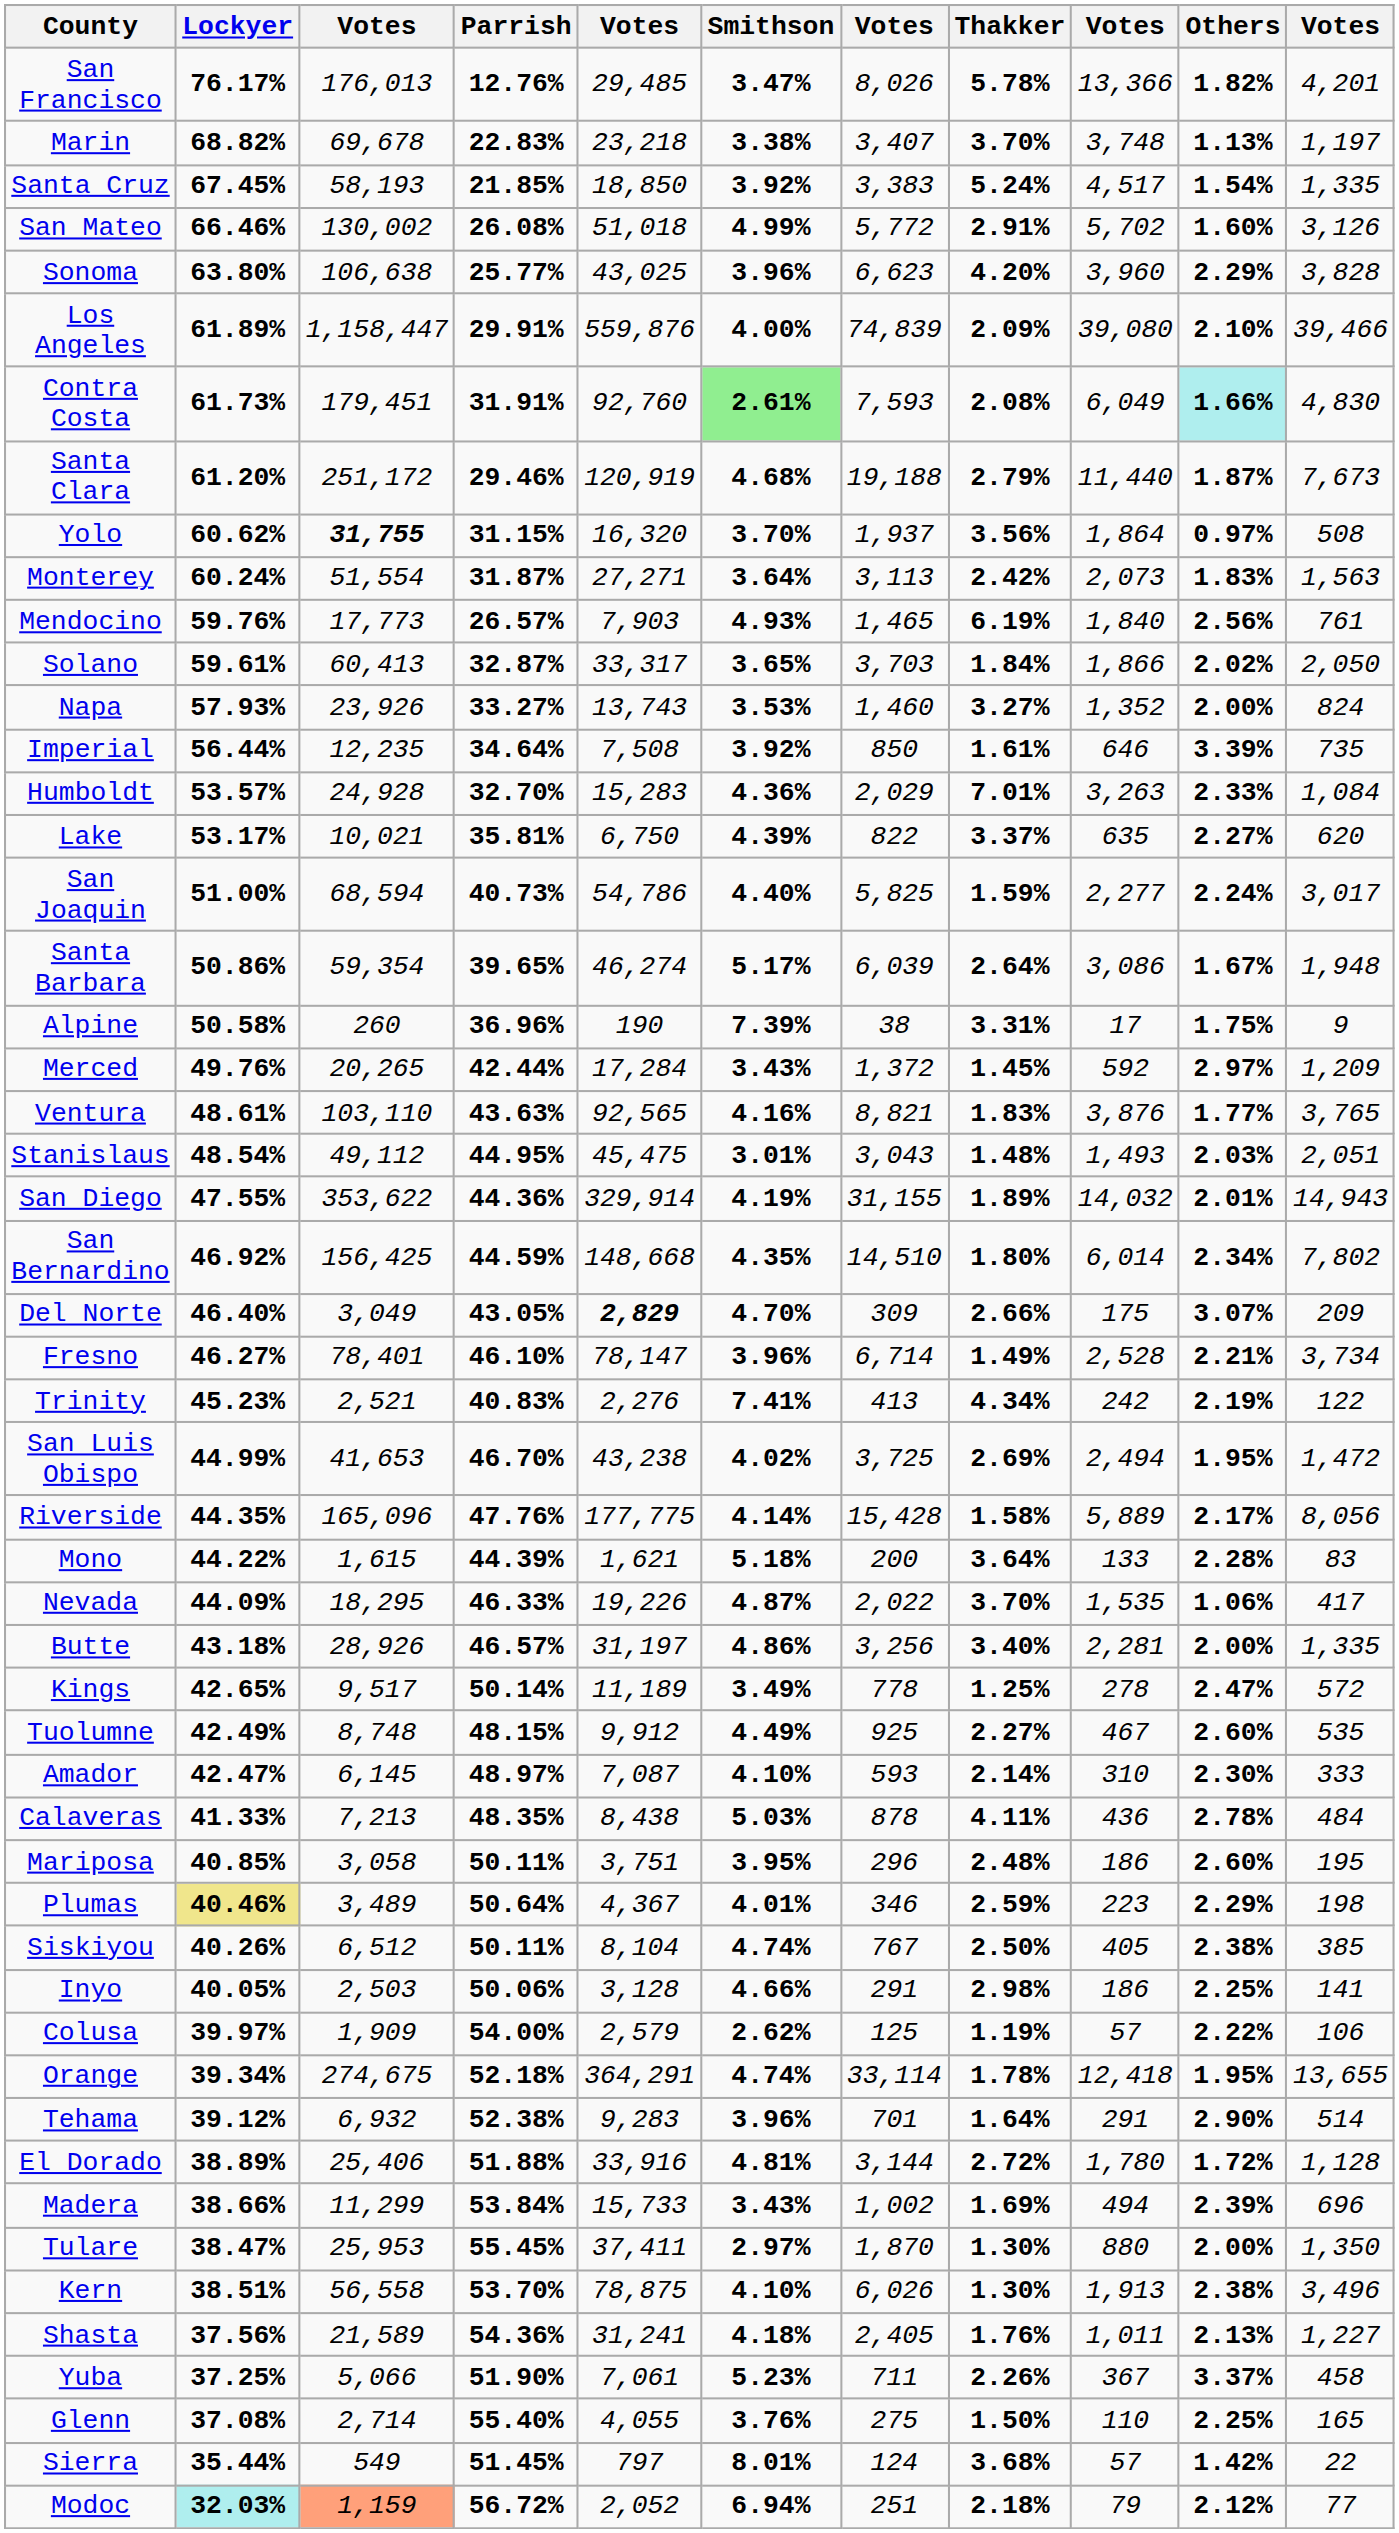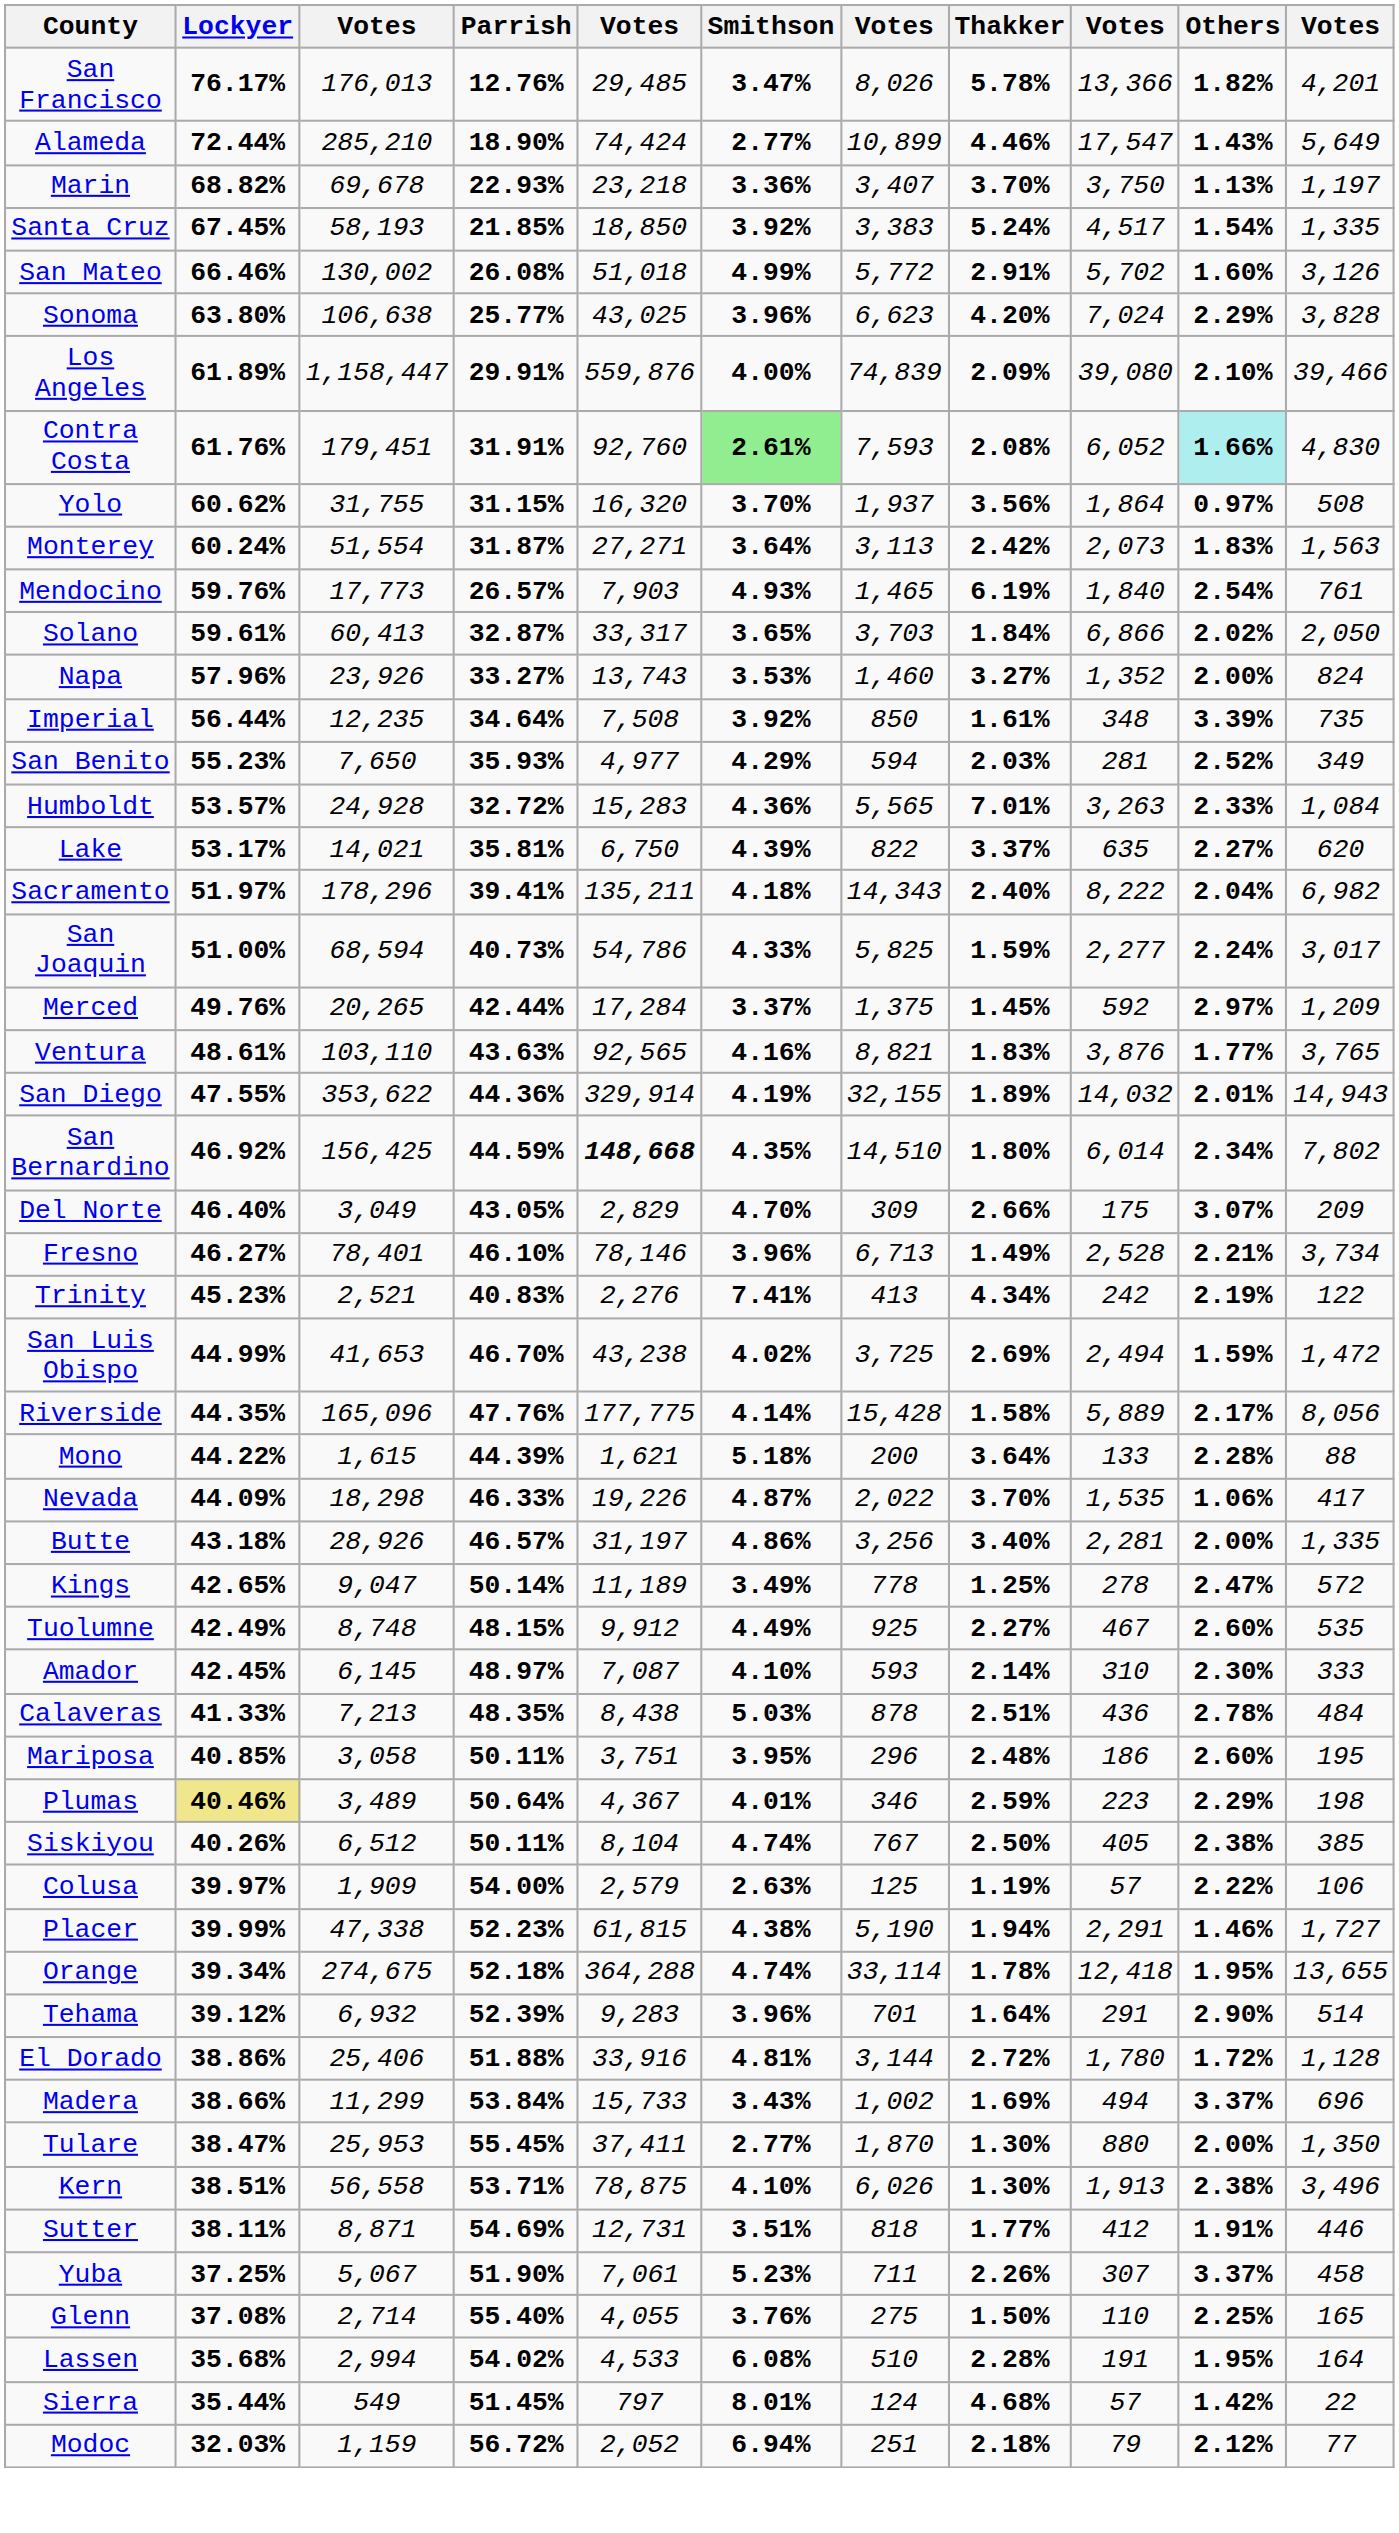+ row: (90, 143)
(516, 143) 22.83% -> (516, 186) 22.93%
(771, 143) 3.38% -> (771, 186) 3.36%
(1125, 143) 3,748 -> (1125, 186) 3,750
(1125, 272) 3,960 -> (1125, 315) 7,024
(238, 404) 61.73% -> (238, 447) 61.76%
(1125, 404) 6,049 -> (1125, 447) 6,052
- row: (90, 477)
(377, 535) bold -> (377, 505) normal
(1233, 621) 2.56% -> (1233, 591) 2.54%
(1125, 664) 1,866 -> (1125, 634) 6,866
(238, 707) 57.93% -> (238, 677) 57.96%
(1125, 750) 646 -> (1125, 720) 348
+ row: (90, 763)
(516, 793) 32.70% -> (516, 806) 32.72%
(894, 793) 2,029 -> (894, 806) 5,565
(377, 836) 10,021 -> (377, 849) 14,021
+ row: (90, 892)
(771, 895) 4.40% -> (771, 950) 4.33%
- row: (90, 968)
- row: (90, 1026)
(771, 1069) 3.43% -> (771, 1009) 3.37%
(894, 1069) 1,372 -> (894, 1009) 1,375
- row: (90, 1155)
(894, 1198) 31,155 -> (894, 1095) 32,155
(640, 1257) normal -> (640, 1153) bold
(640, 1315) bold -> (640, 1211) normal
(640, 1358) 78,147 -> (640, 1254) 78,146
(894, 1358) 6,714 -> (894, 1254) 6,713
(1233, 1459) 1.95% -> (1233, 1355) 1.59%
(1341, 1560) 83 -> (1341, 1457) 88
(377, 1603) 18,295 -> (377, 1500) 18,298
(377, 1689) 9,517 -> (377, 1586) 9,047
(238, 1775) 42.47% -> (238, 1672) 42.45%
(1010, 1819) 4.11% -> (1010, 1715) 2.51%
- row: (90, 1991)
(771, 2034) 2.62% -> (771, 1887) 2.63%
+ row: (90, 1930)
(640, 2077) 364,291 -> (640, 1973) 364,288
(516, 2120) 52.38% -> (516, 2016) 52.39%
(238, 2163) 38.89% -> (238, 2059) 38.86%
(1233, 2206) 2.39% -> (1233, 2102) 3.37%
(771, 2249) 2.97% -> (771, 2145) 2.77%
(516, 2292) 53.70% -> (516, 2188) 53.71%
+ row: (90, 2231)
- row: (90, 2335)
(377, 2378) 5,066 -> (377, 2274) 5,067
(1125, 2378) 367 -> (1125, 2274) 307
+ row: (90, 2360)
(1010, 2464) 3.68% -> (1010, 2403) 4.68%
(238, 2507) paleturquoise background -> (238, 2446) no background
(377, 2507) lightsalmon background -> (377, 2446) no background
